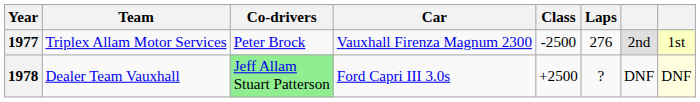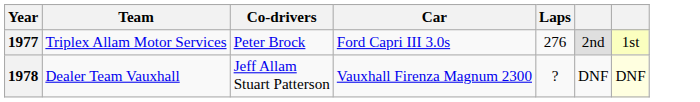- column: (558, 17)
(434, 42) Vauxhall Firenza Magnum 2300 -> (393, 42) Ford Capri III 3.0s
(282, 76) lightgreen background -> (282, 76) no background
(393, 76) Ford Capri III 3.0s -> (434, 76) Vauxhall Firenza Magnum 2300
